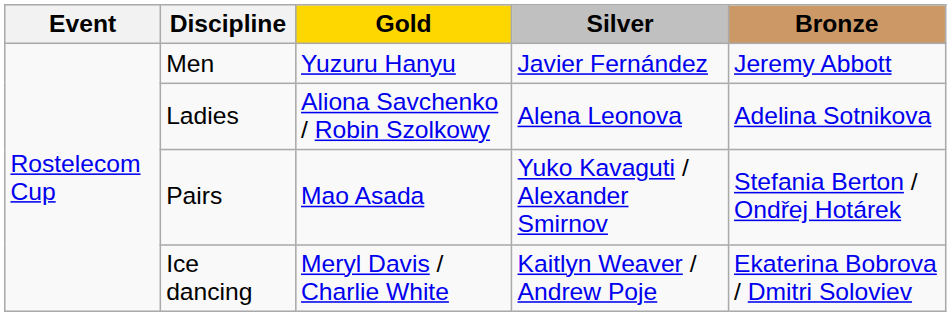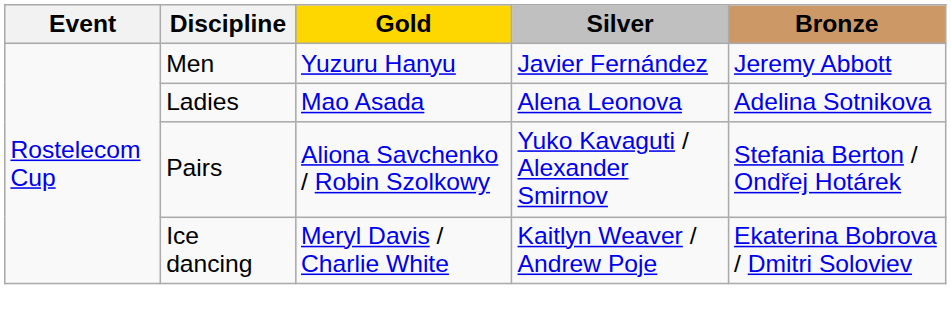(400, 116) Aliona Savchenko / Robin Szolkowy -> (363, 102) Mao Asada
(363, 196) Mao Asada -> (400, 168) Aliona Savchenko / Robin Szolkowy
